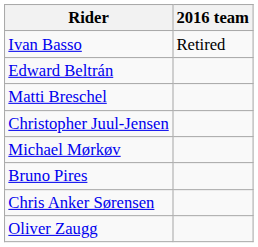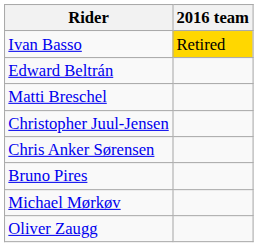(201, 44) no background -> (201, 44) gold background
rows swapped: (65, 149) <-> (81, 202)
